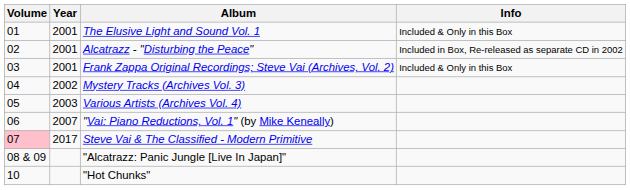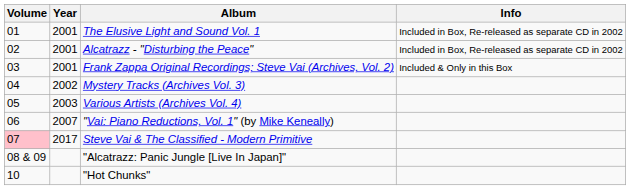(456, 32) Included & Only in this Box -> (511, 32) Included in Box, Re-released as separate CD in 2002
